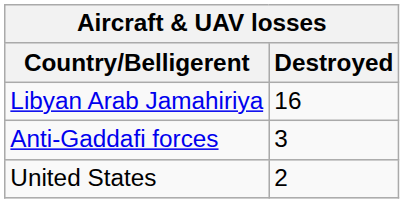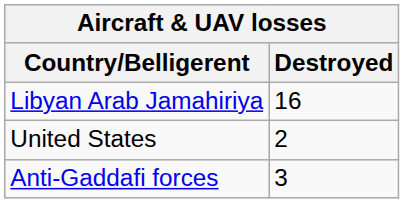rows swapped: (114, 139) <-> (83, 178)
